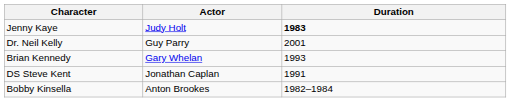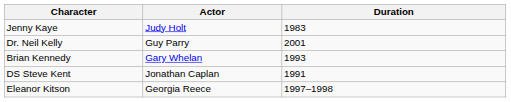(295, 27) bold -> (295, 27) normal
- row: (39, 89)
+ row: (38, 89)
